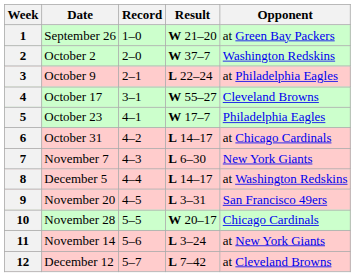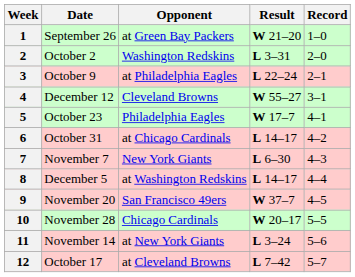columns swapped: (285, 14) <-> (142, 14)
(189, 55) W 37–7 -> (272, 55) L 3–31
(73, 96) October 17 -> (79, 96) December 12
(187, 199) L 3–31 -> (274, 199) W 37–7
(79, 261) December 12 -> (73, 261) October 17
